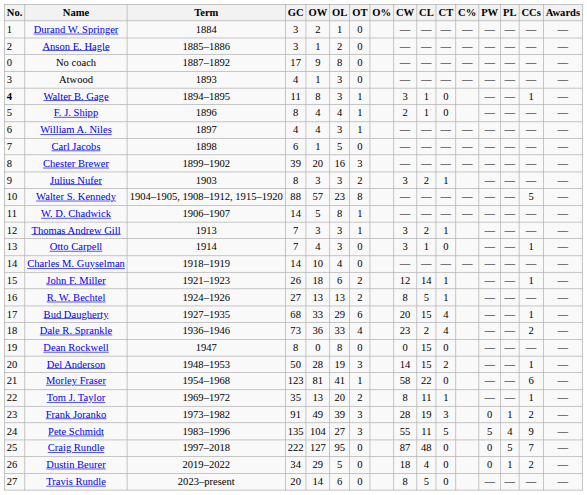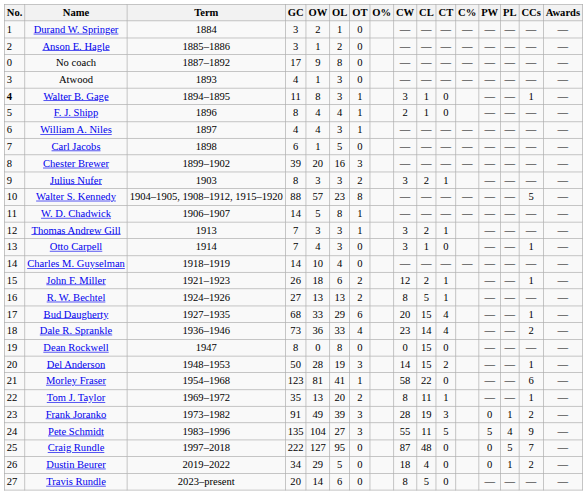(426, 280) 14 -> (426, 280) 2
(426, 331) 2 -> (426, 331) 14
